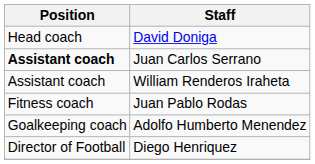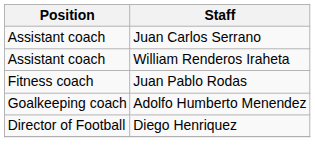- row: (175, 37)
(61, 59) bold -> (56, 37) normal
